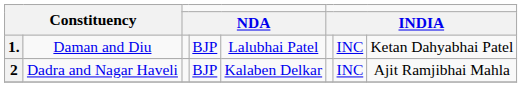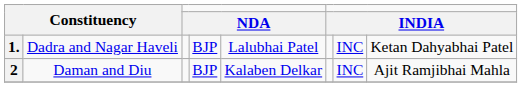(102, 47) Daman and Diu -> (102, 47) Dadra and Nagar Haveli
(102, 70) Dadra and Nagar Haveli -> (102, 70) Daman and Diu
